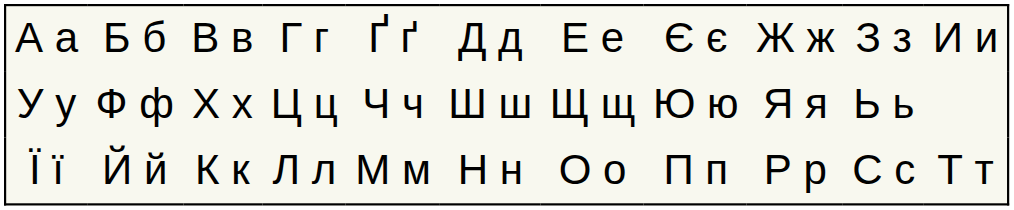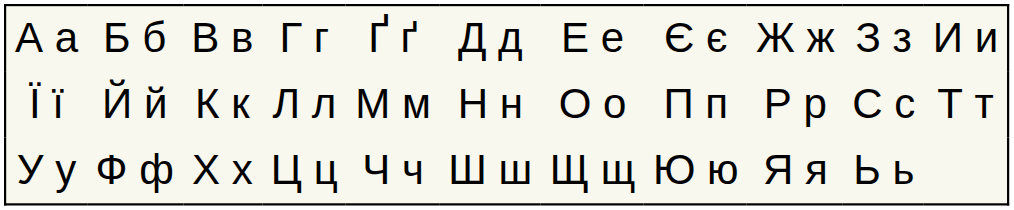rows swapped: (46, 169) <-> (46, 104)
